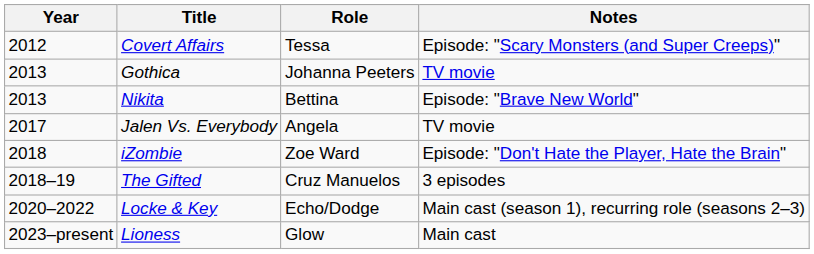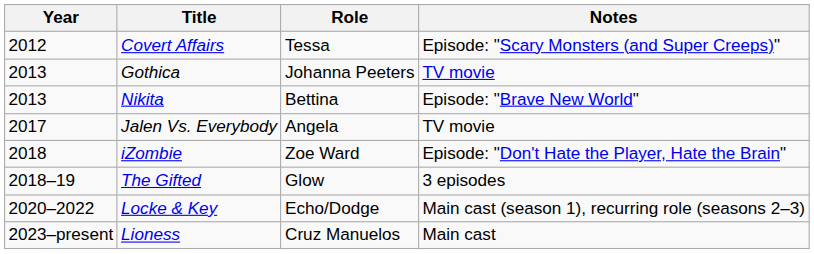(343, 180) Cruz Manuelos -> (305, 180) Glow
(305, 235) Glow -> (343, 235) Cruz Manuelos
